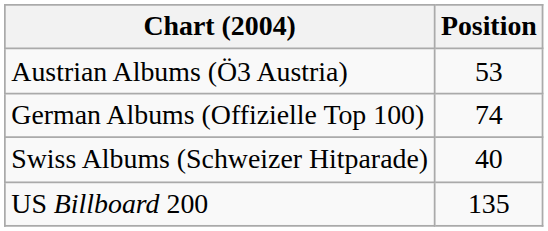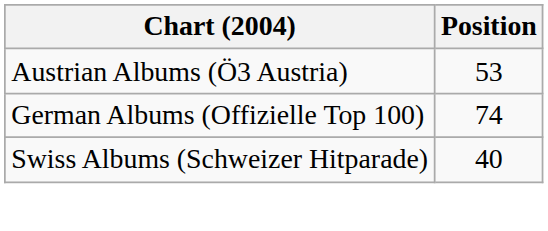- row: (110, 203)
